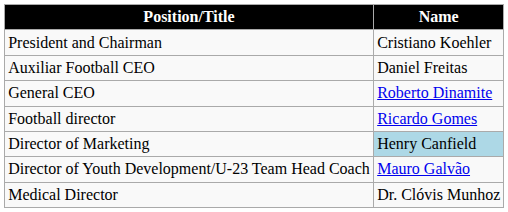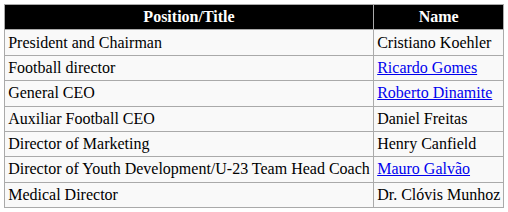rows swapped: (62, 118) <-> (82, 67)
(427, 144) lightblue background -> (427, 144) no background
